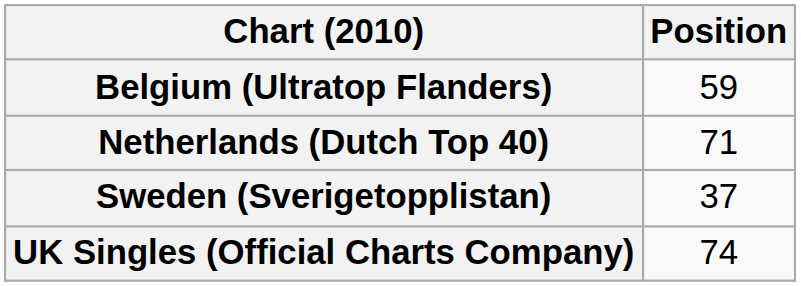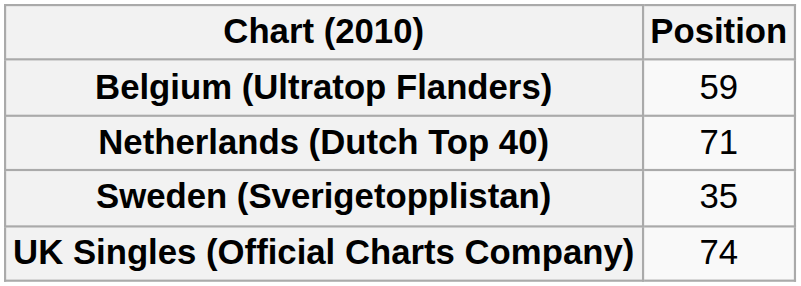(719, 197) 37 -> (719, 197) 35
